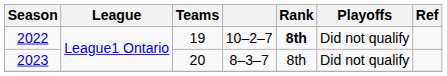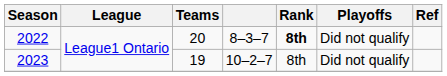(197, 37) 19 -> (197, 37) 20
(249, 37) 10–2–7 -> (249, 37) 8–3–7
(197, 60) 20 -> (197, 60) 19
(249, 60) 8–3–7 -> (249, 60) 10–2–7
